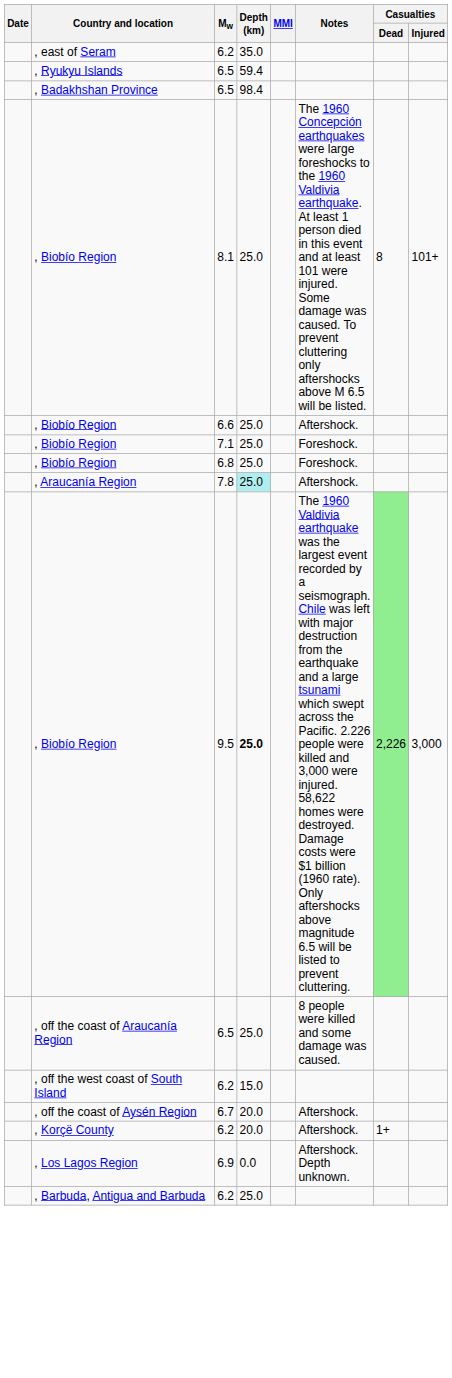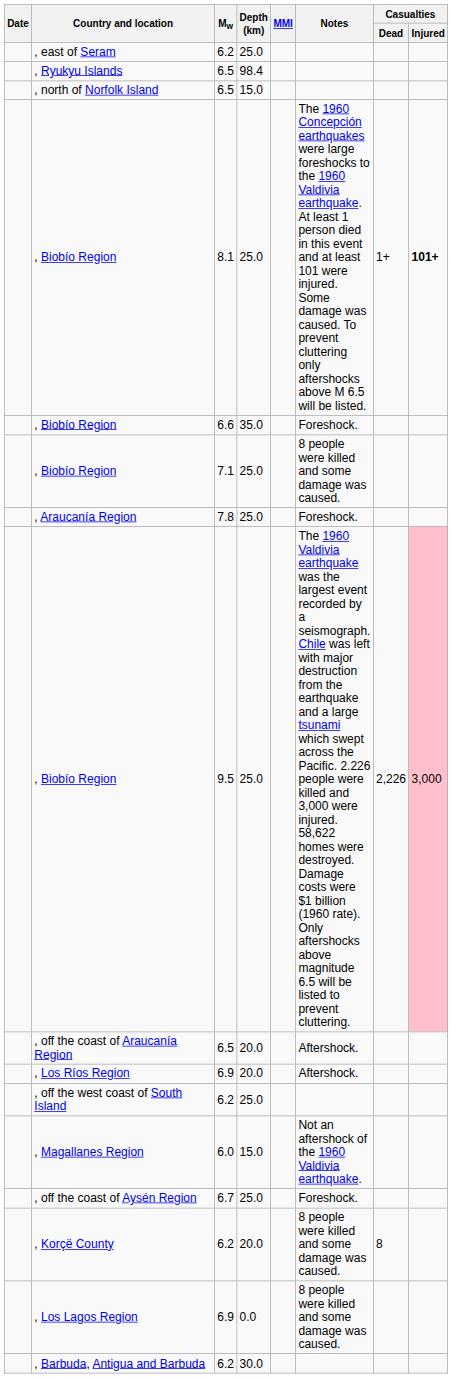(251, 52) 35.0 -> (251, 52) 25.0
(251, 71) 59.4 -> (251, 71) 98.4
- row: (96, 90)
+ row: (96, 90)
(379, 257) 8 -> (383, 257) 1+
(425, 257) normal -> (425, 257) bold
(251, 425) 25.0 -> (251, 425) 35.0
(328, 425) Aftershock. -> (328, 425) Foreshock.
(328, 444) Foreshock. -> (332, 471) 8 people were killed and some damage was caused.
- row: (75, 463)
(251, 482) paleturquoise background -> (251, 517) no background
(328, 482) Aftershock. -> (328, 517) Foreshock.
(251, 744) bold -> (251, 779) normal
(391, 744) lightgreen background -> (391, 779) no background
(427, 744) no background -> (427, 779) pink background
(251, 1033) 25.0 -> (251, 1048) 20.0
(332, 1033) 8 people were killed and some damage was caused. -> (328, 1048) Aftershock.
+ row: (82, 1073)
(251, 1086) 15.0 -> (251, 1099) 25.0
+ row: (89, 1152)
(251, 1111) 20.0 -> (251, 1198) 25.0
(328, 1111) Aftershock. -> (328, 1198) Foreshock.
(328, 1130) Aftershock. -> (332, 1244) 8 people were killed and some damage was caused.
(383, 1130) 1+ -> (379, 1244) 8
(328, 1163) Aftershock. Depth unknown. -> (332, 1317) 8 people were killed and some damage was caused.
(251, 1196) 25.0 -> (251, 1363) 30.0
